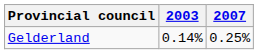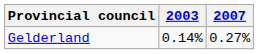(230, 38) 0.25% -> (230, 38) 0.27%
